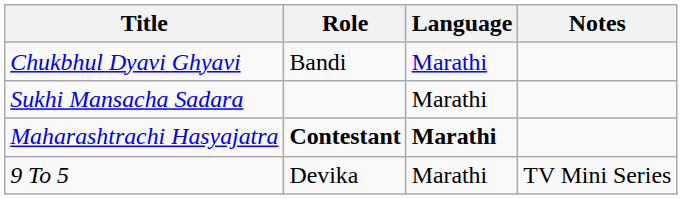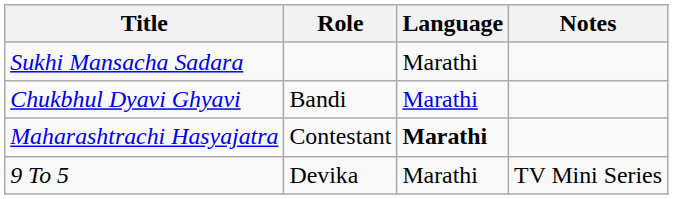rows swapped: (125, 61) <-> (127, 99)
(345, 136) bold -> (340, 136) normal
